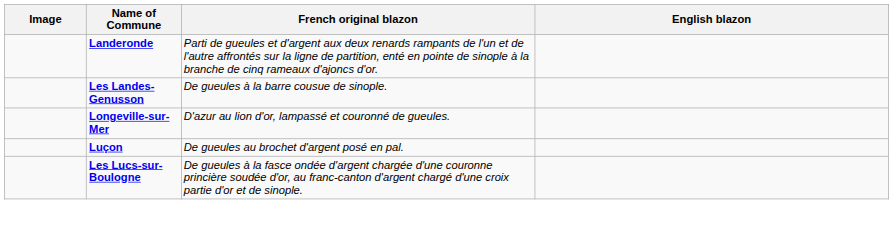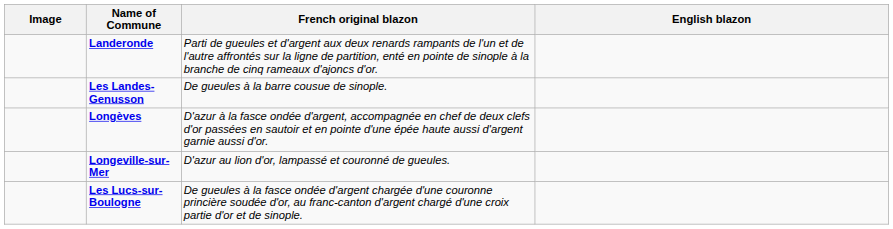+ row: (115, 117)
- row: (106, 147)
